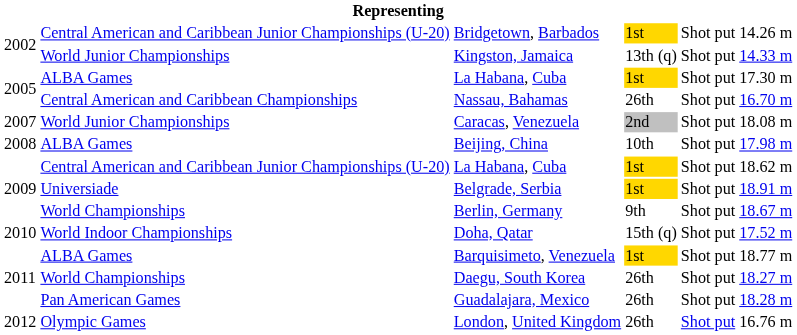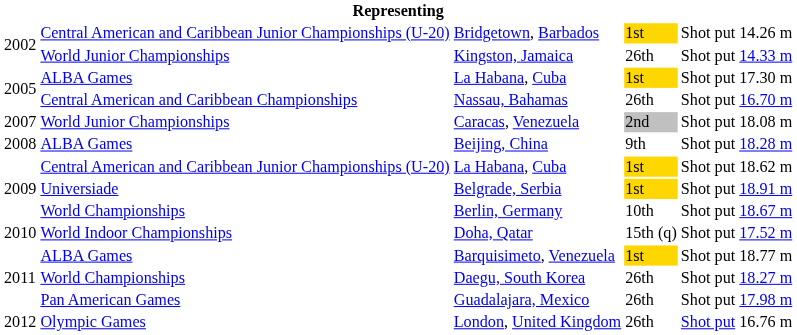(651, 55) 13th (q) -> (640, 55) 26th
(640, 144) 10th -> (636, 144) 9th
(766, 144) 17.98 m -> (766, 144) 18.28 m
(636, 211) 9th -> (640, 211) 10th
(766, 299) 18.28 m -> (766, 299) 17.98 m
